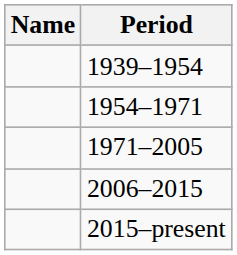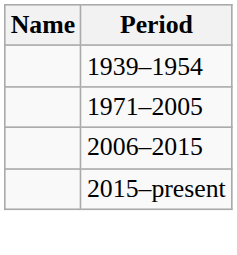- row: (145, 106)
